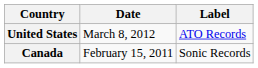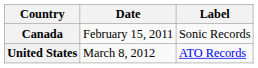rows swapped: (42, 53) <-> (42, 33)
